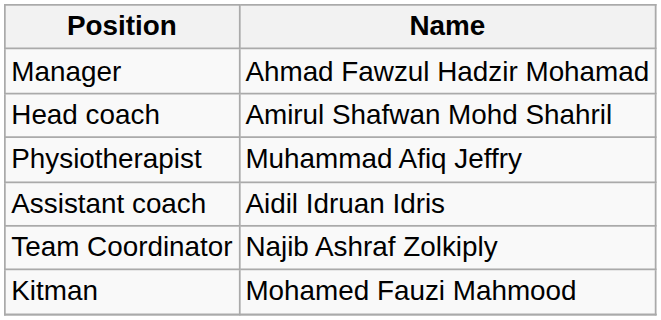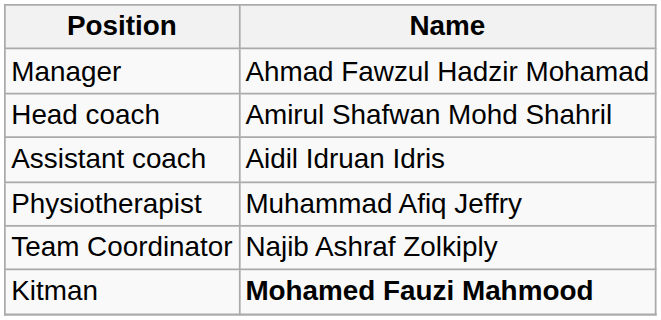rows swapped: (109, 203) <-> (106, 159)
(411, 291) normal -> (419, 291) bold
